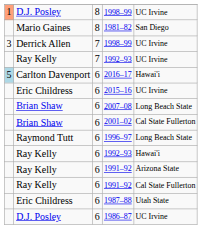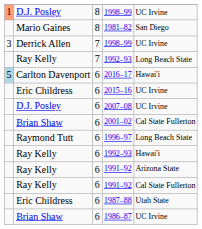(151, 59) UC Irvine -> (164, 59) Long Beach State
(39, 106) Brian Shaw -> (39, 106) D.J. Posley
(164, 106) Long Beach State -> (151, 106) UC Irvine
(39, 216) D.J. Posley -> (39, 216) Brian Shaw
